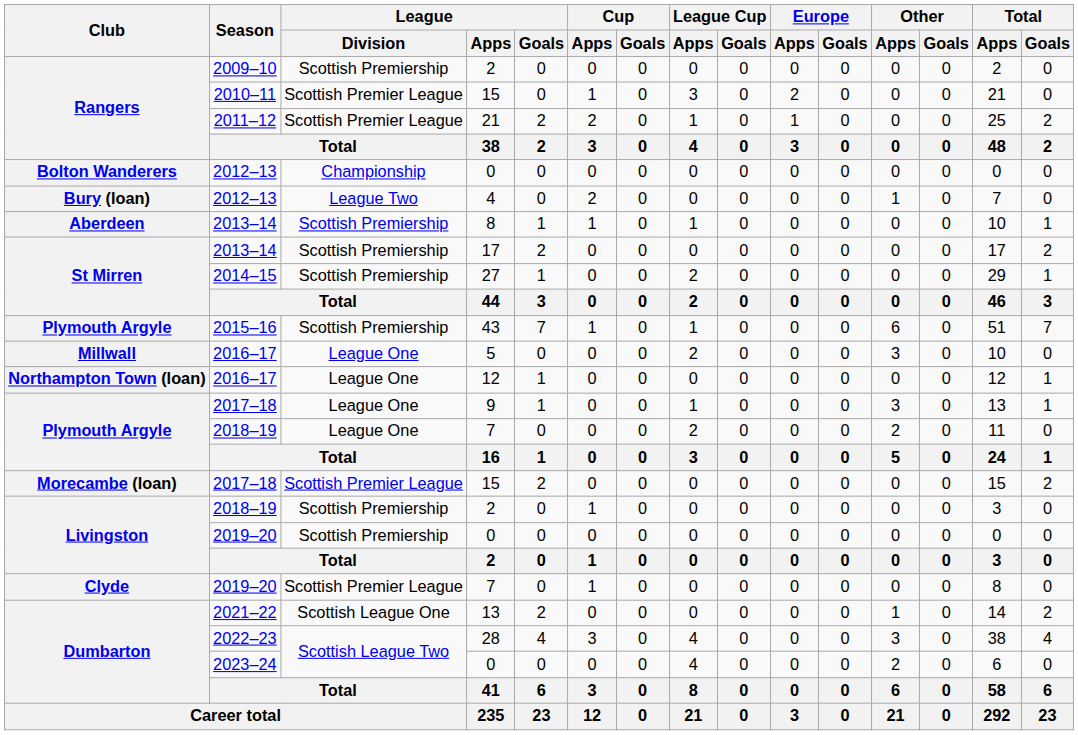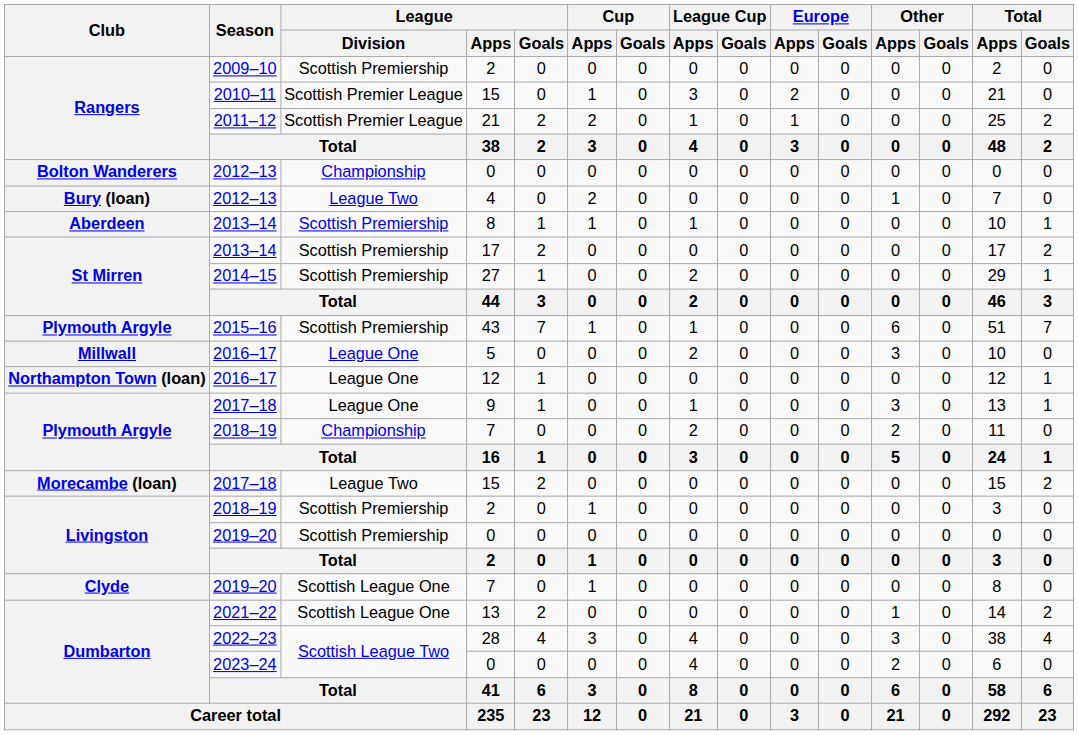(374, 431) League One -> (374, 431) Championship
(374, 483) Scottish Premier League -> (374, 483) League Two
(374, 586) Scottish Premier League -> (374, 586) Scottish League One
